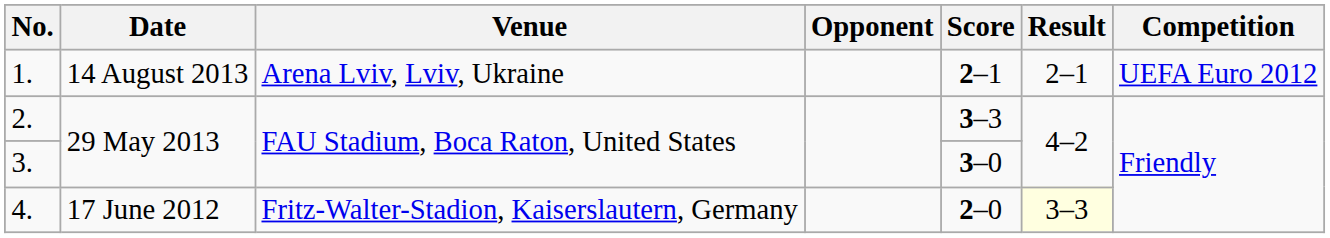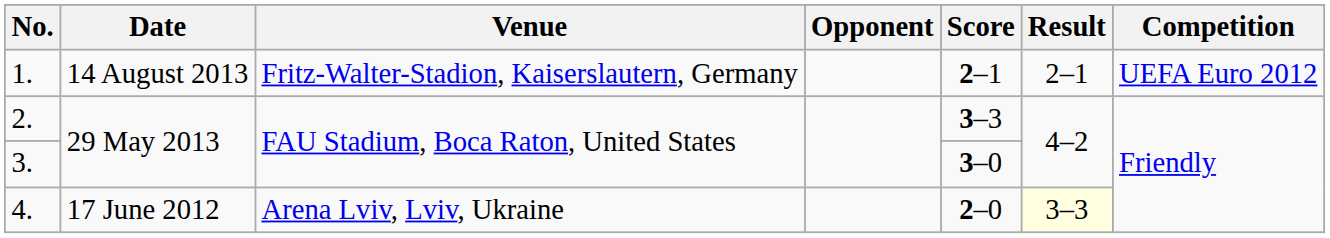(413, 72) Arena Lviv, Lviv, Ukraine -> (530, 72) Fritz-Walter-Stadion, Kaiserslautern, Germany
(530, 208) Fritz-Walter-Stadion, Kaiserslautern, Germany -> (413, 208) Arena Lviv, Lviv, Ukraine
